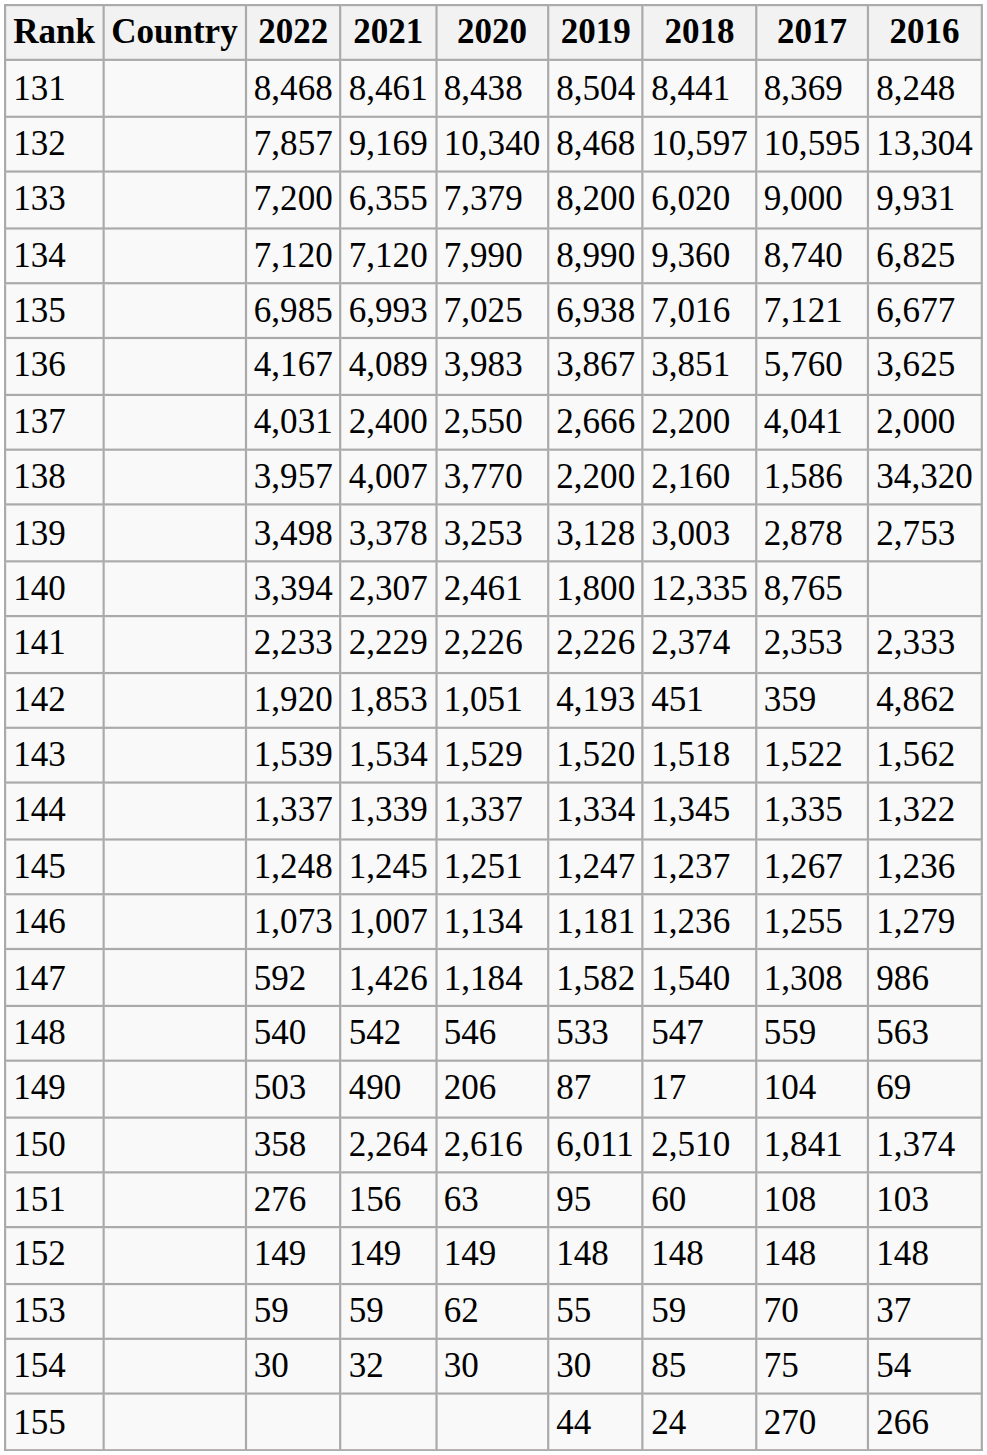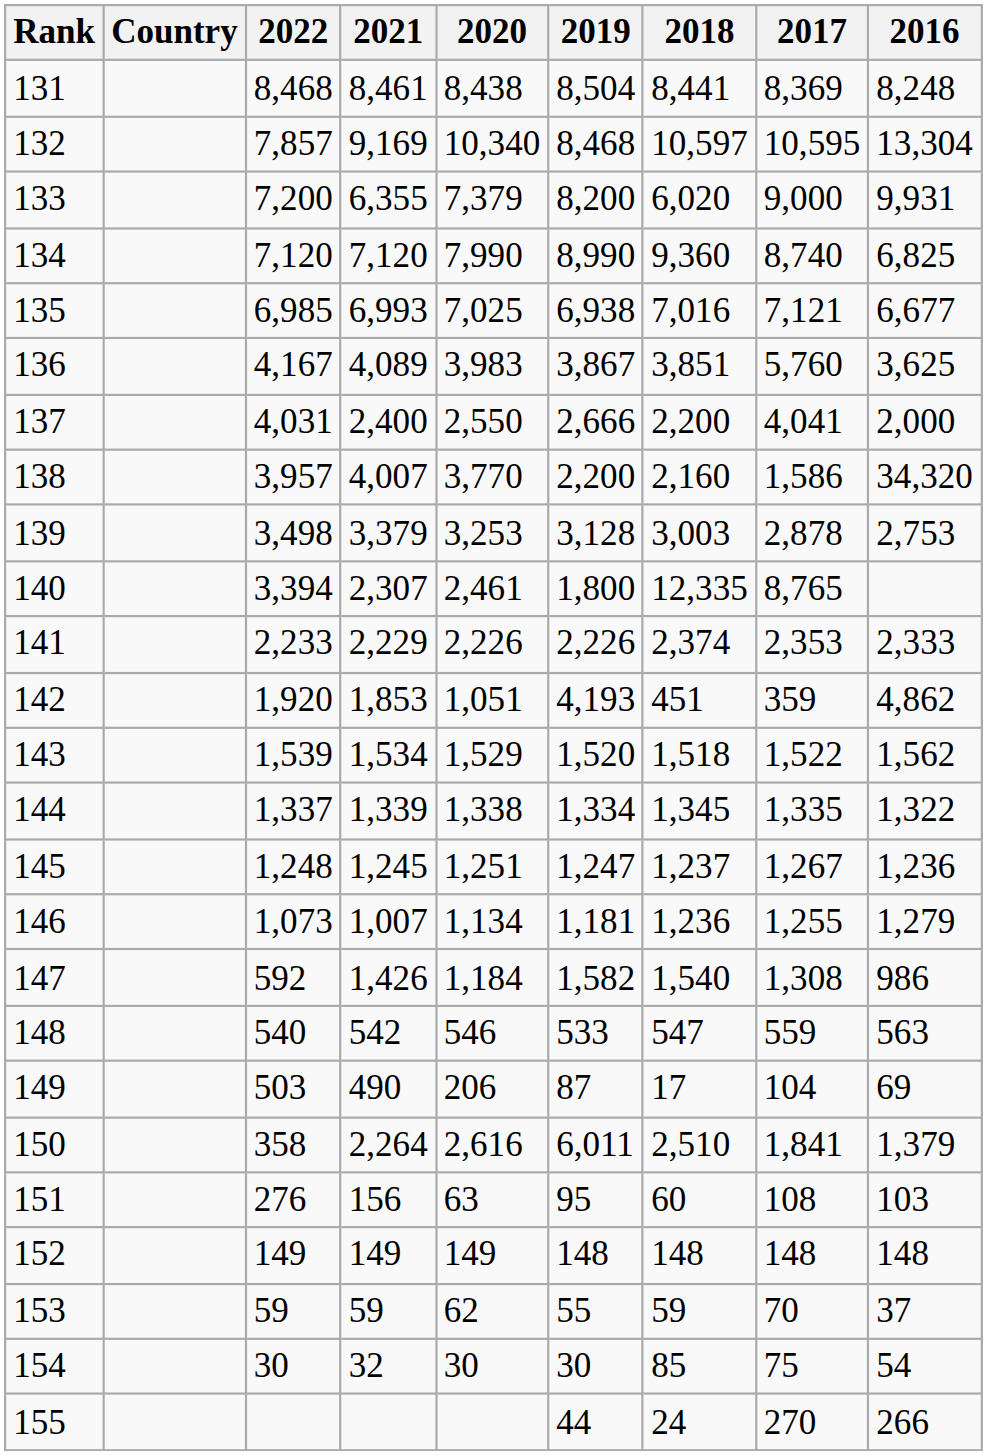(388, 532) 3,378 -> (388, 532) 3,379
(483, 810) 1,337 -> (483, 810) 1,338
(916, 1143) 1,374 -> (916, 1143) 1,379
